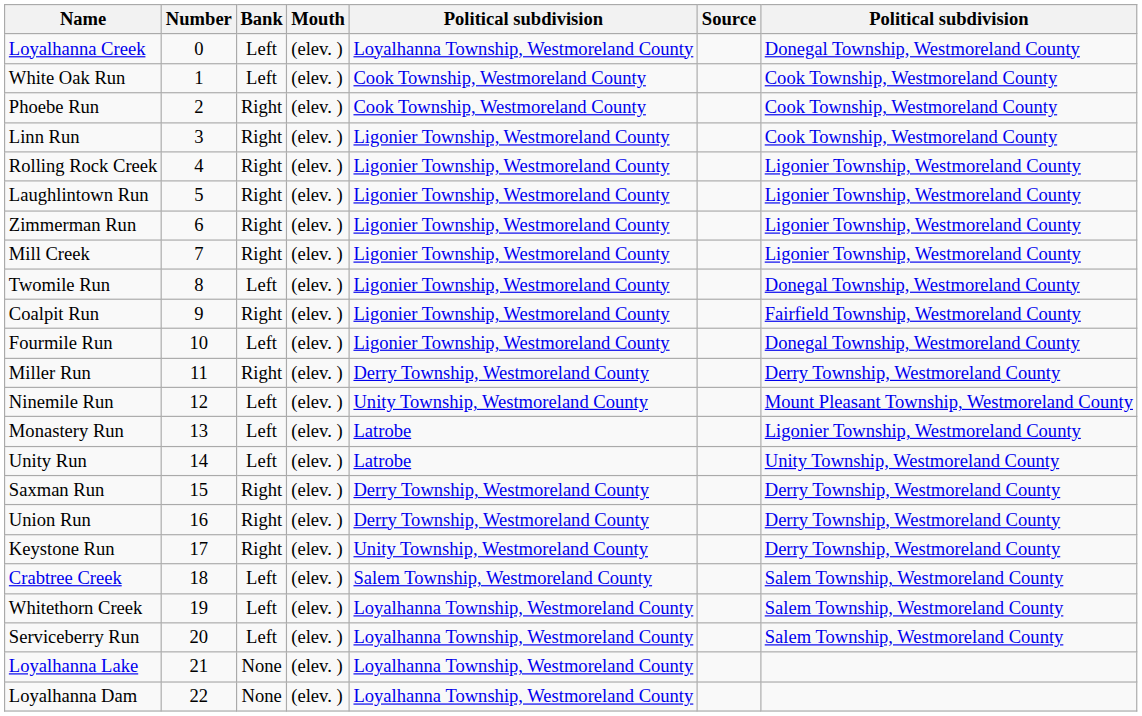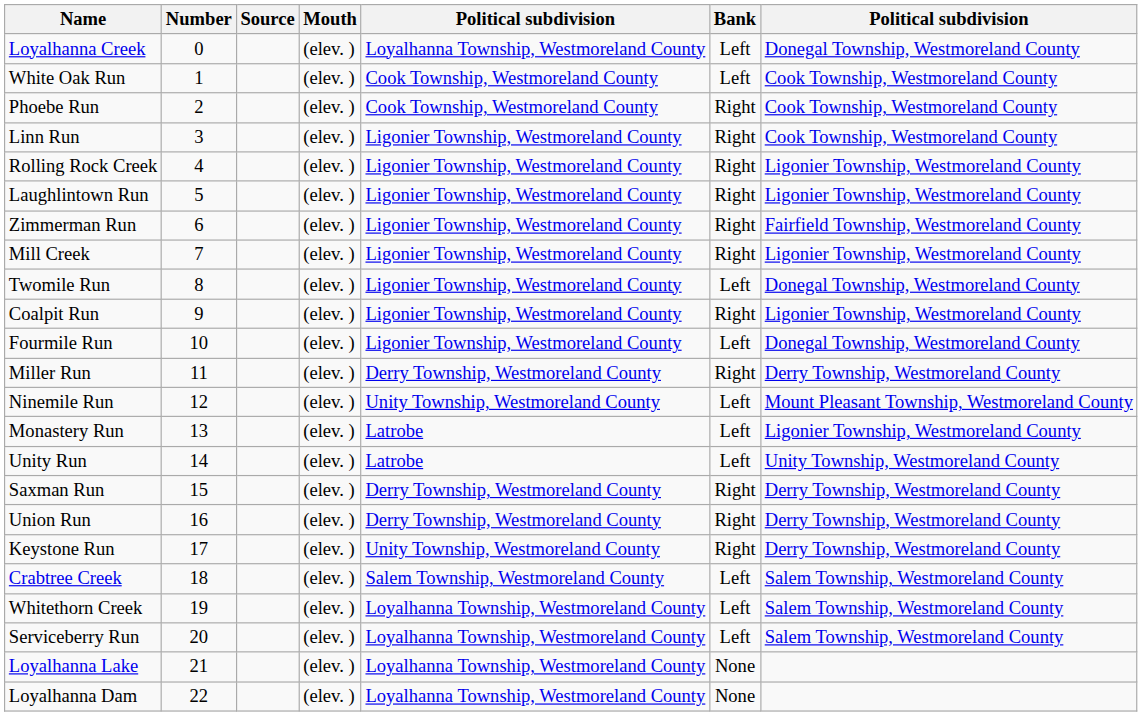columns swapped: (262, 19) <-> (729, 19)
(923, 225) Ligonier Township, Westmoreland County -> (923, 225) Fairfield Township, Westmoreland County
(923, 313) Fairfield Township, Westmoreland County -> (923, 313) Ligonier Township, Westmoreland County
